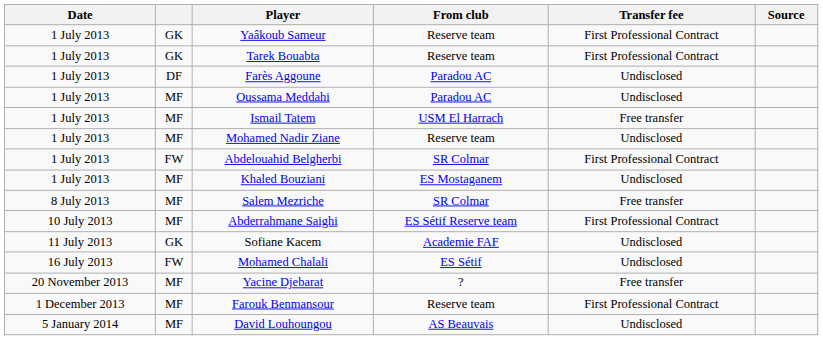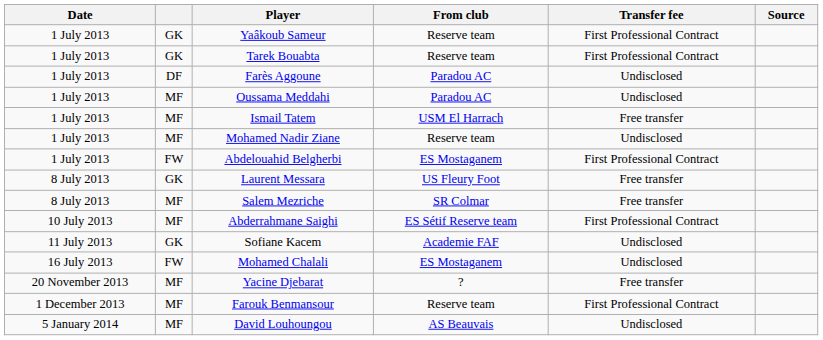(461, 158) SR Colmar -> (461, 158) ES Mostaganem
- row: (283, 179)
+ row: (283, 179)
(461, 262) ES Sétif -> (461, 262) ES Mostaganem
